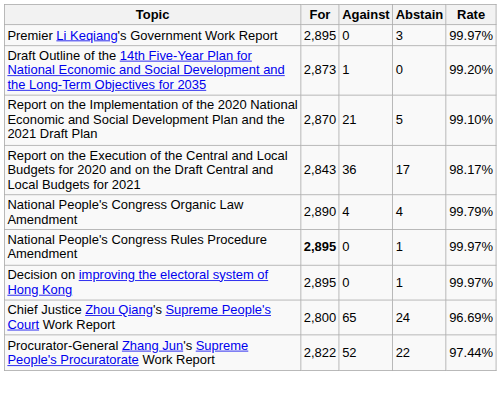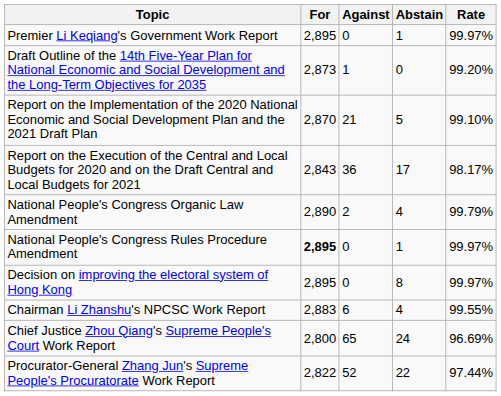(399, 35) 3 -> (399, 35) 1
(346, 212) 4 -> (346, 212) 2
(399, 282) 1 -> (399, 282) 8
+ row: (136, 310)
